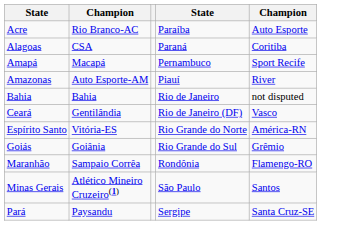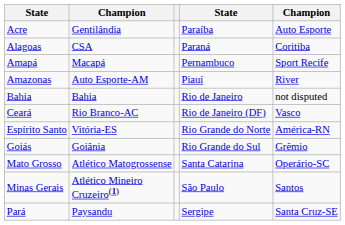(105, 29) Rio Branco-AC -> (96, 29) Gentilândia
(96, 113) Gentilândia -> (105, 113) Rio Branco-AC
- row: (28, 163)
+ row: (34, 163)
